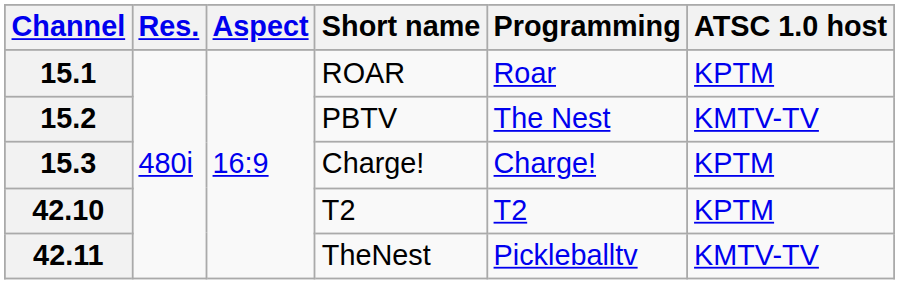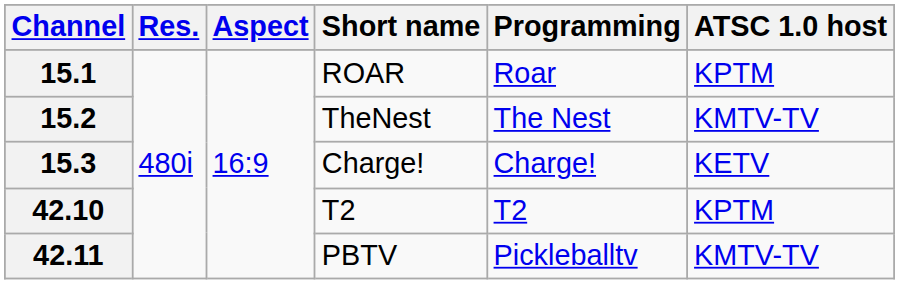(359, 118) PBTV -> (376, 118) TheNest
(734, 164) KPTM -> (732, 164) KETV
(376, 255) TheNest -> (359, 255) PBTV
